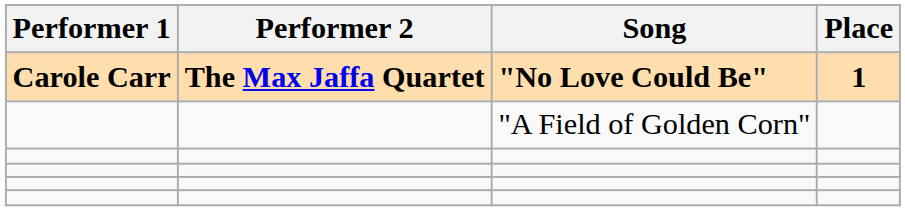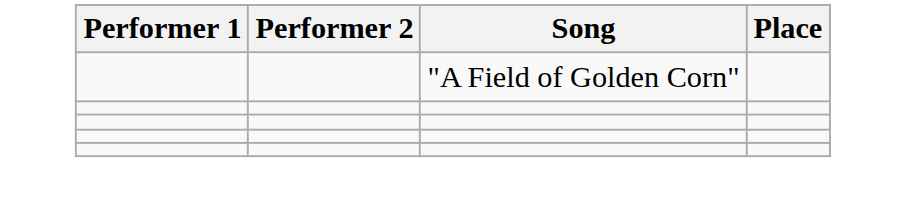- row: (92, 76)
